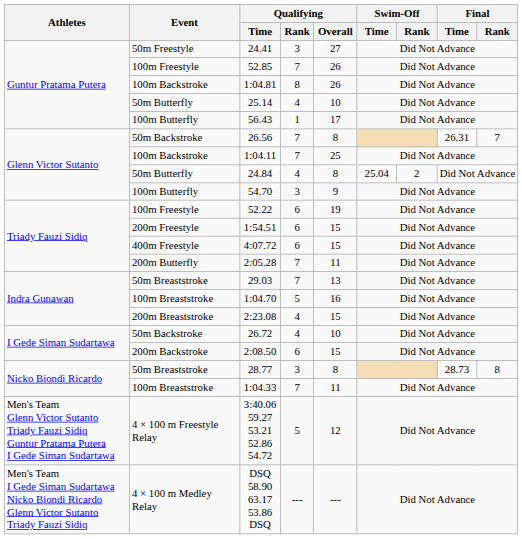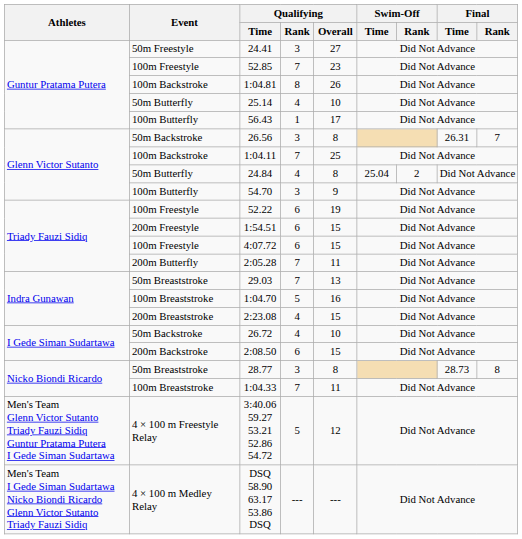(335, 67) 26 -> (335, 67) 23
(297, 138) 7 -> (297, 138) 3
(165, 245) 400m Freestyle -> (165, 245) 100m Freestyle
